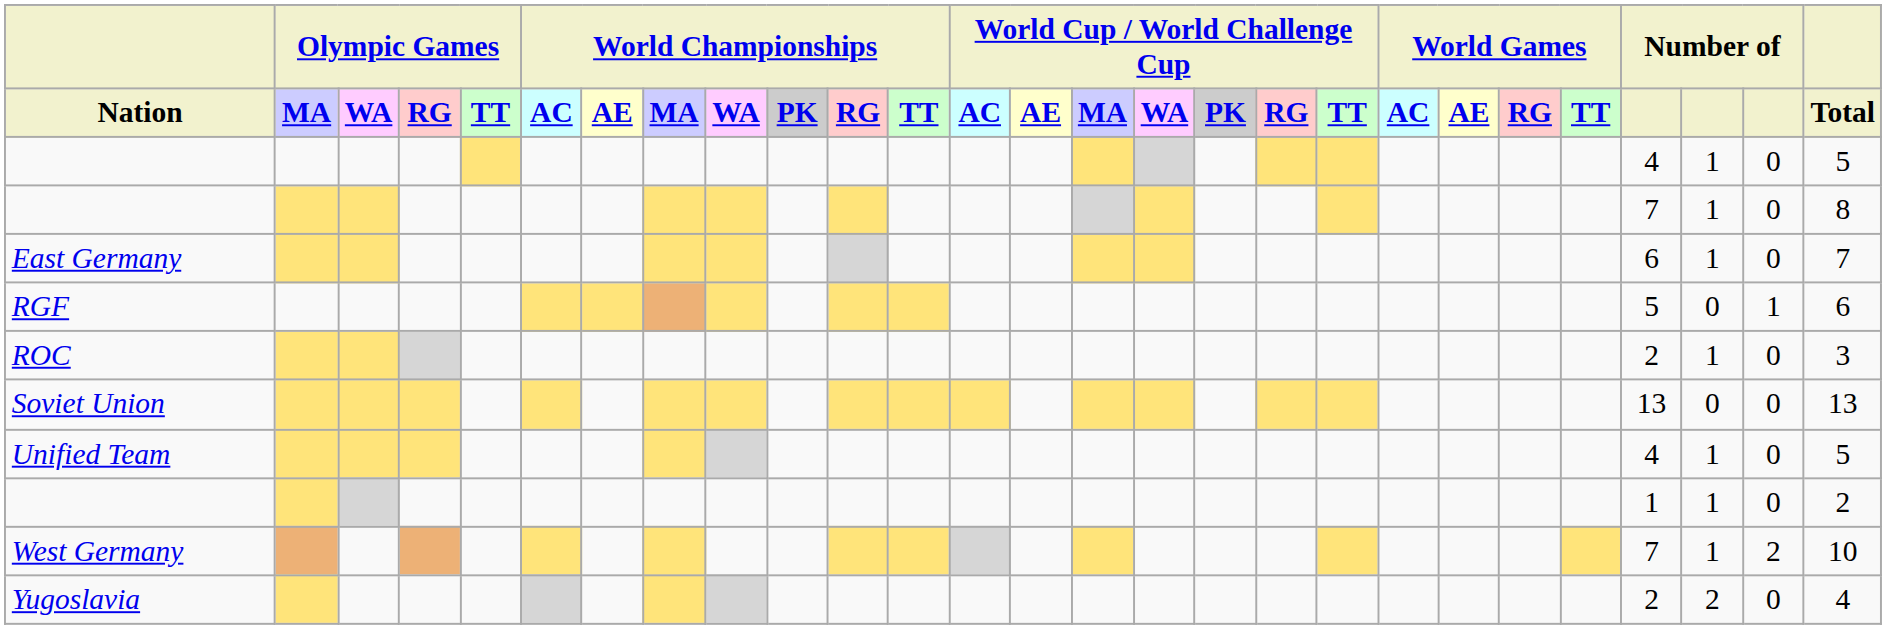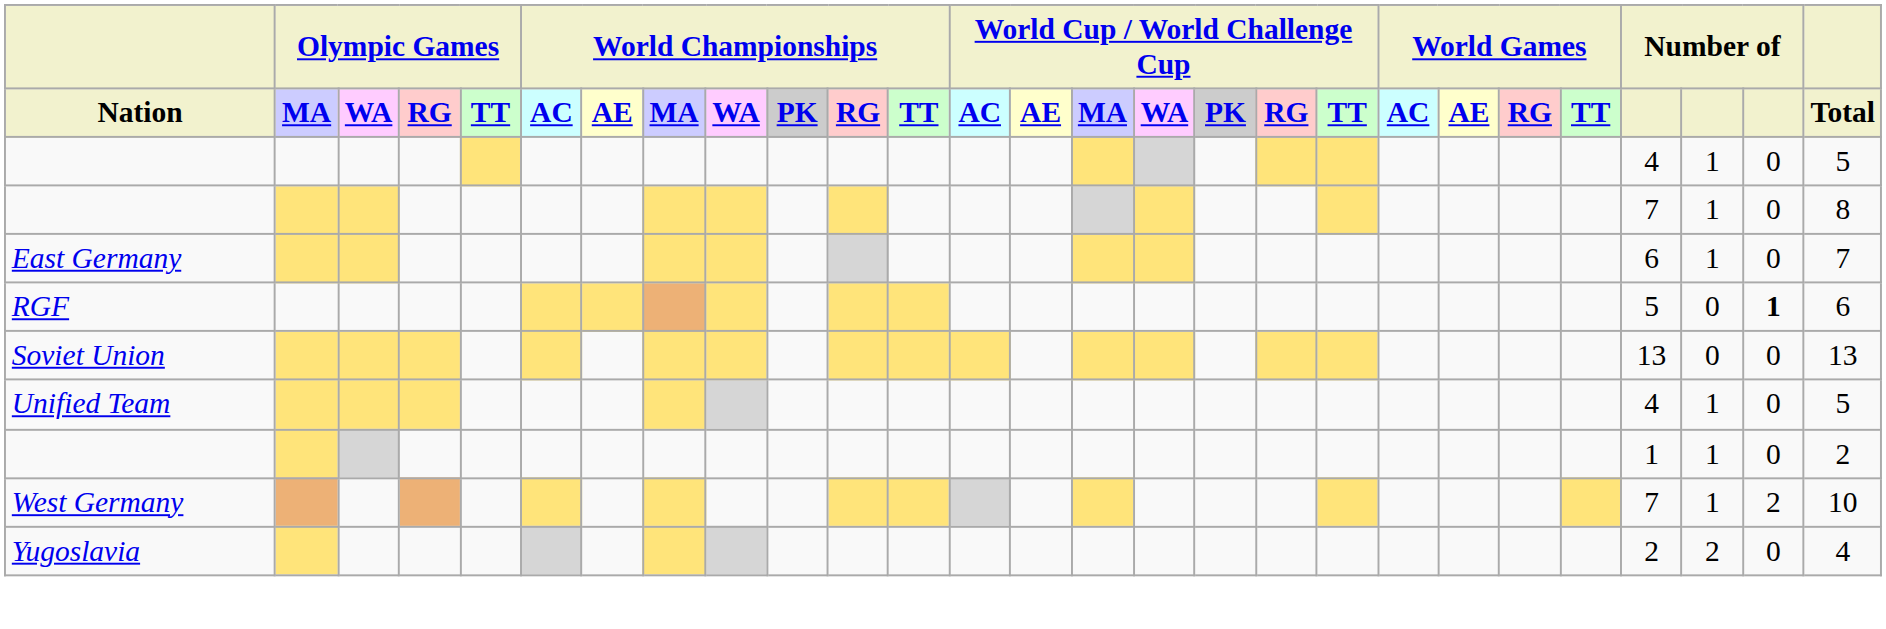(1773, 306) normal -> (1773, 306) bold
- row: (41, 355)
